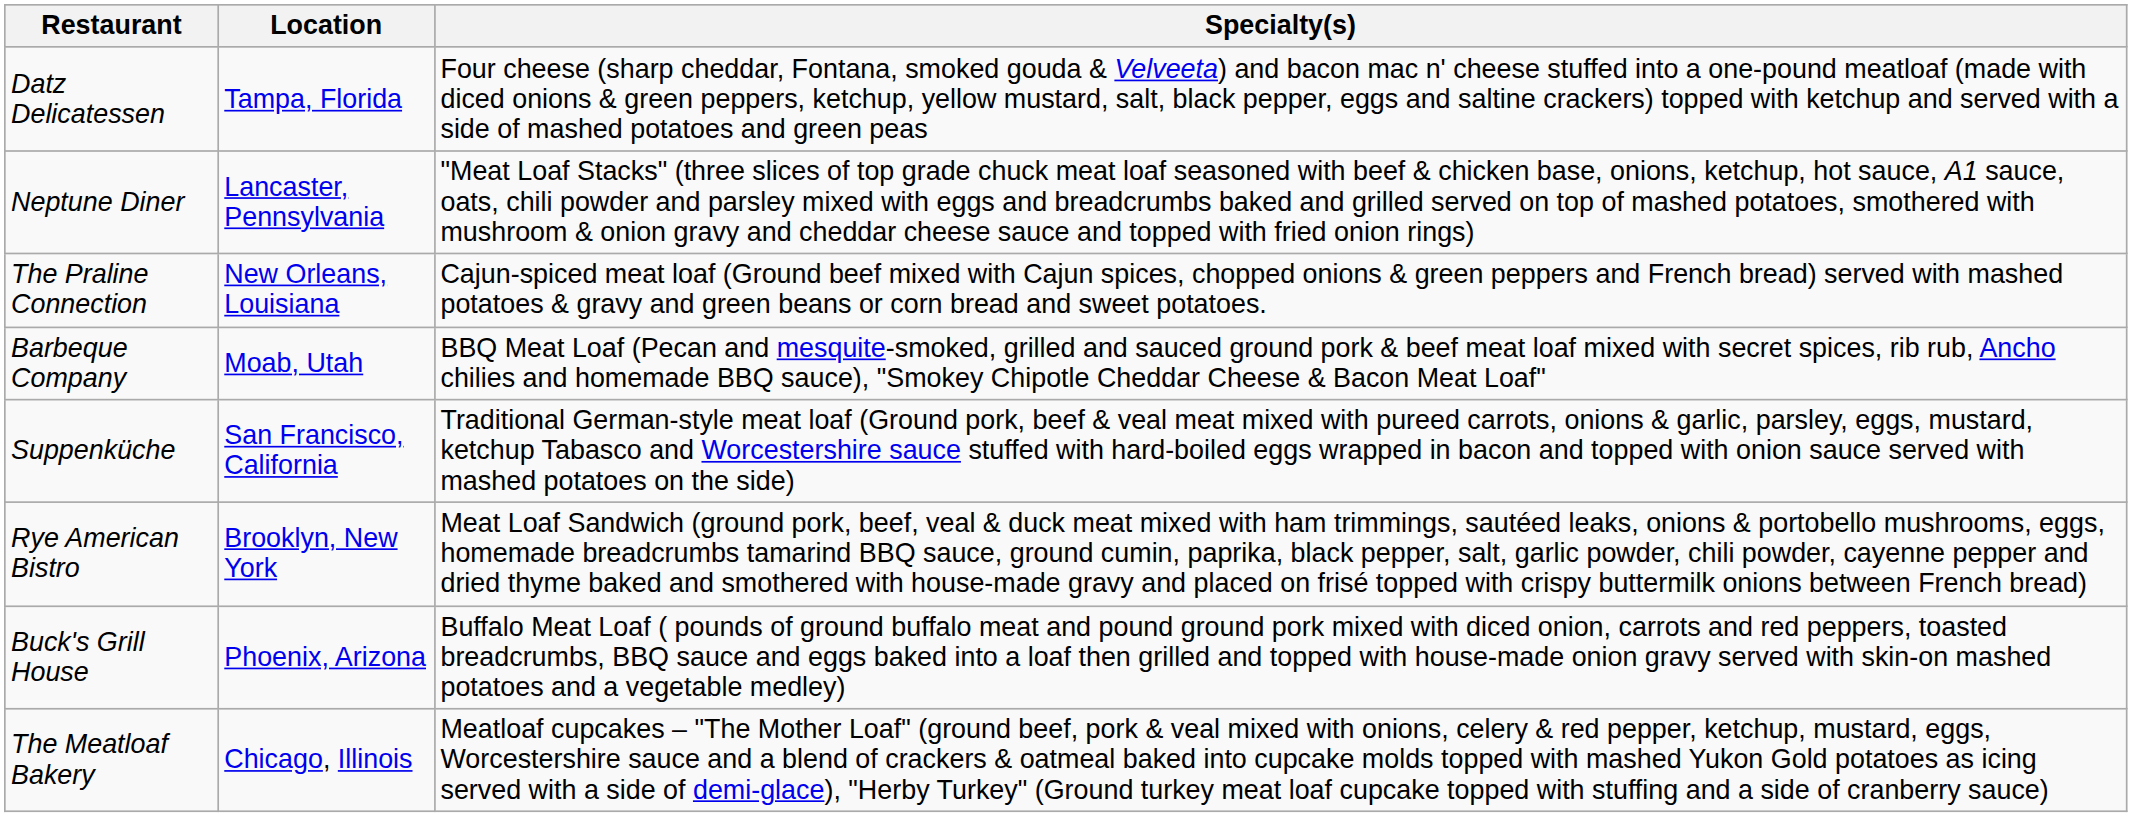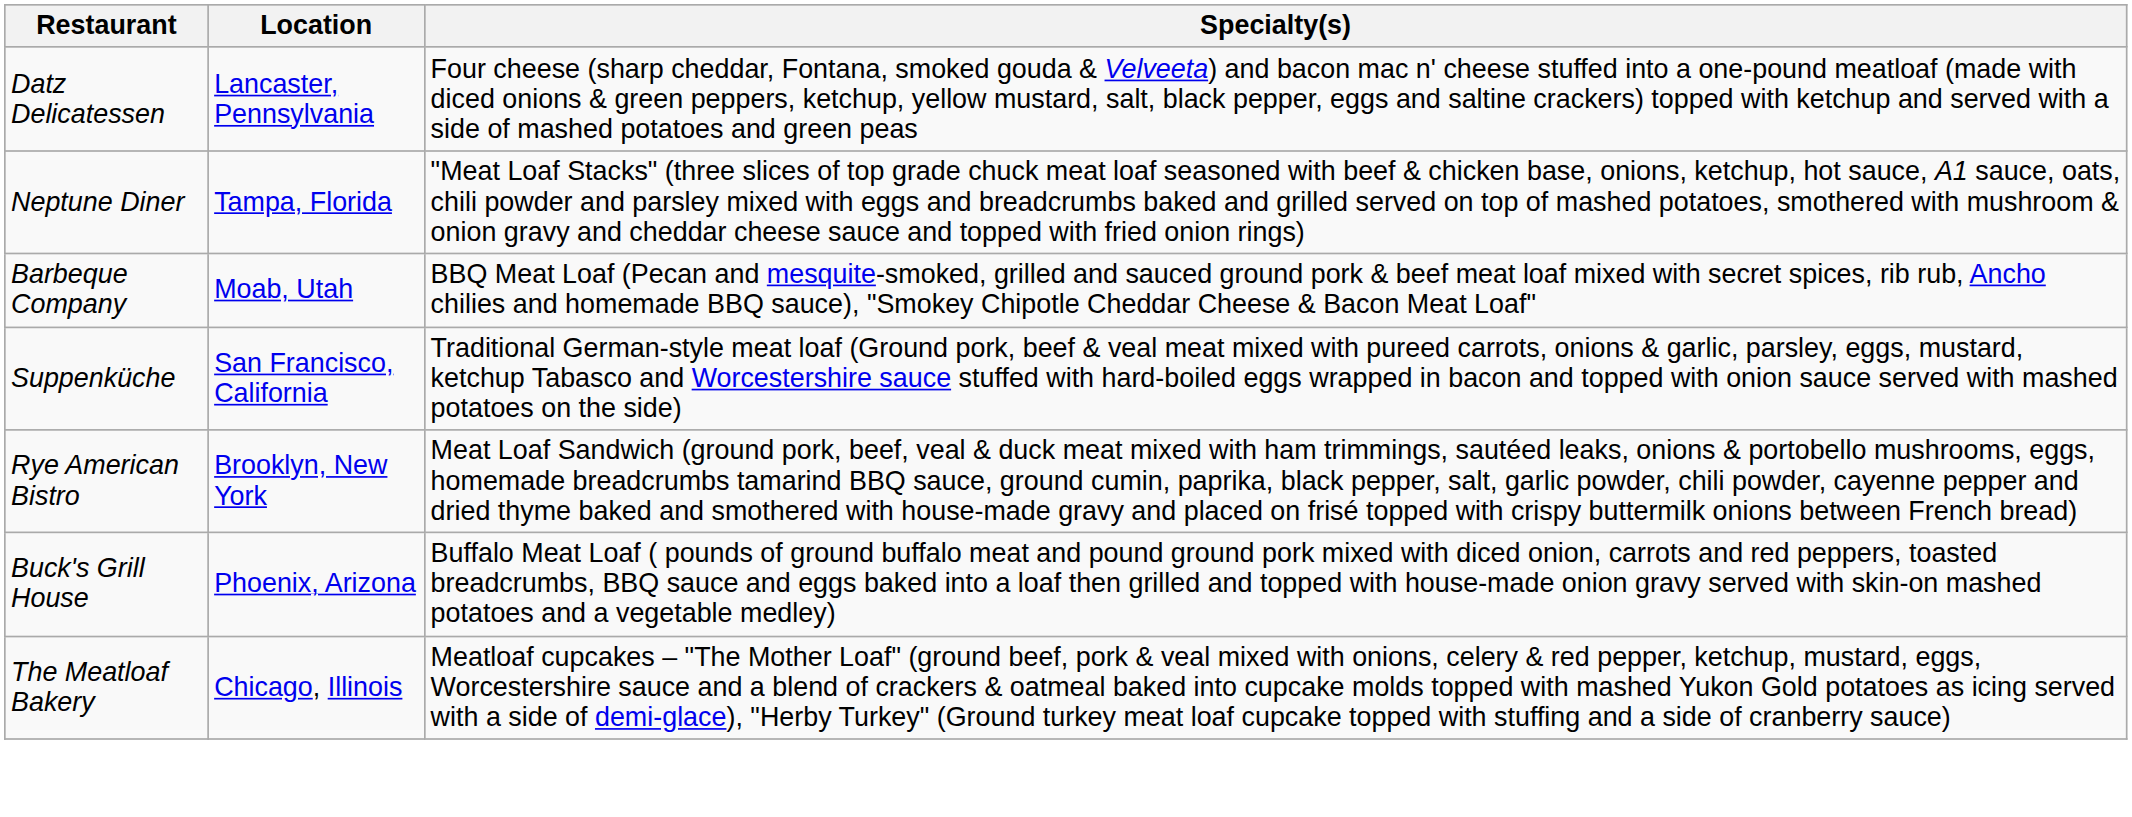(313, 98) Tampa, Florida -> (294, 98) Lancaster, Pennsylvania
(304, 201) Lancaster, Pennsylvania -> (303, 201) Tampa, Florida
- row: (80, 289)
